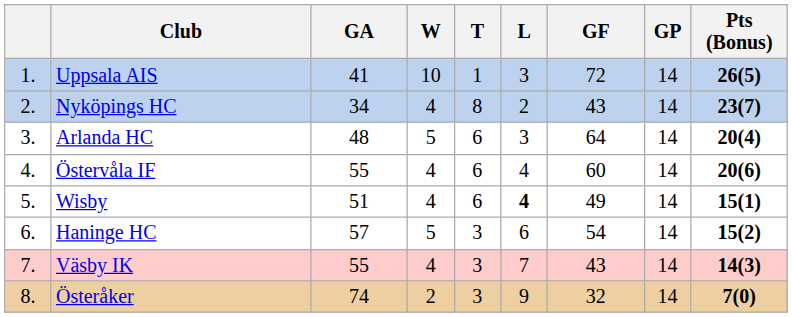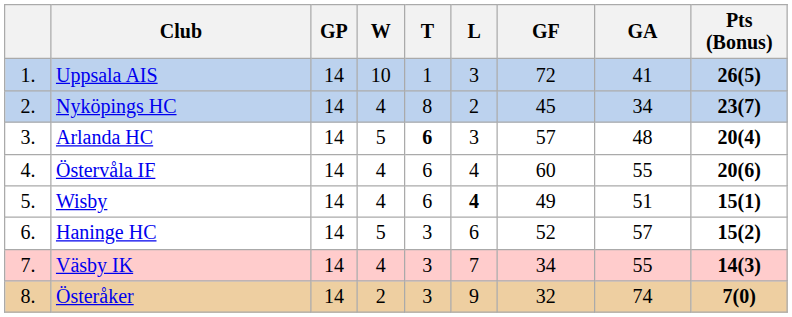columns swapped: (668, 31) <-> (359, 31)
(596, 106) 43 -> (546, 106) 45
(477, 138) normal -> (427, 138) bold
(596, 138) 64 -> (546, 138) 57
(596, 233) 54 -> (546, 233) 52
(596, 264) 43 -> (546, 264) 34
